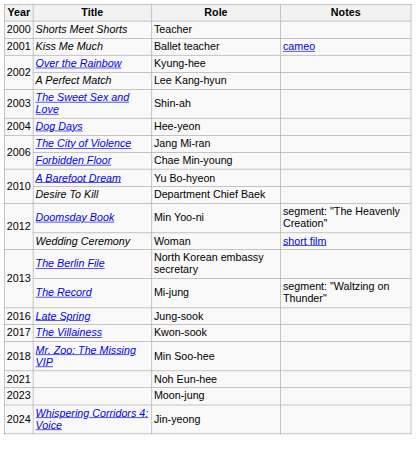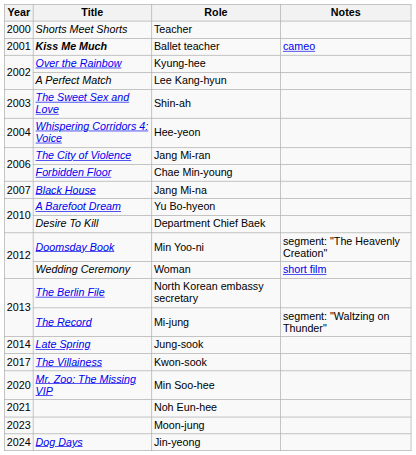(69, 47) normal -> (71, 47) bold
(59, 127) Dog Days -> (92, 133) Whispering Corridors 4: Voice
+ row: (180, 190)
(19, 316) 2016 -> (19, 345) 2014
(19, 356) 2018 -> (19, 385) 2020
(92, 419) Whispering Corridors 4: Voice -> (59, 442) Dog Days
